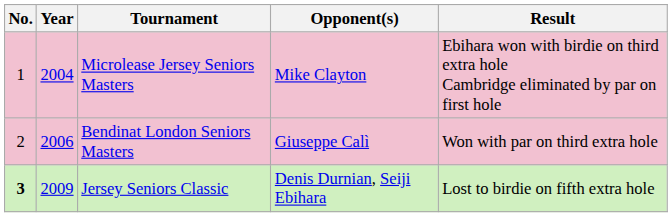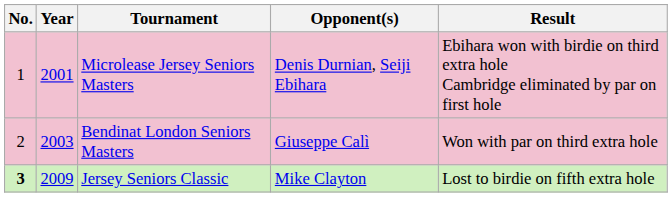(57, 75) 2004 -> (57, 75) 2001
(321, 75) Mike Clayton -> (343, 75) Denis Durnian, Seiji Ebihara
(57, 141) 2006 -> (57, 141) 2003
(343, 188) Denis Durnian, Seiji Ebihara -> (321, 178) Mike Clayton
